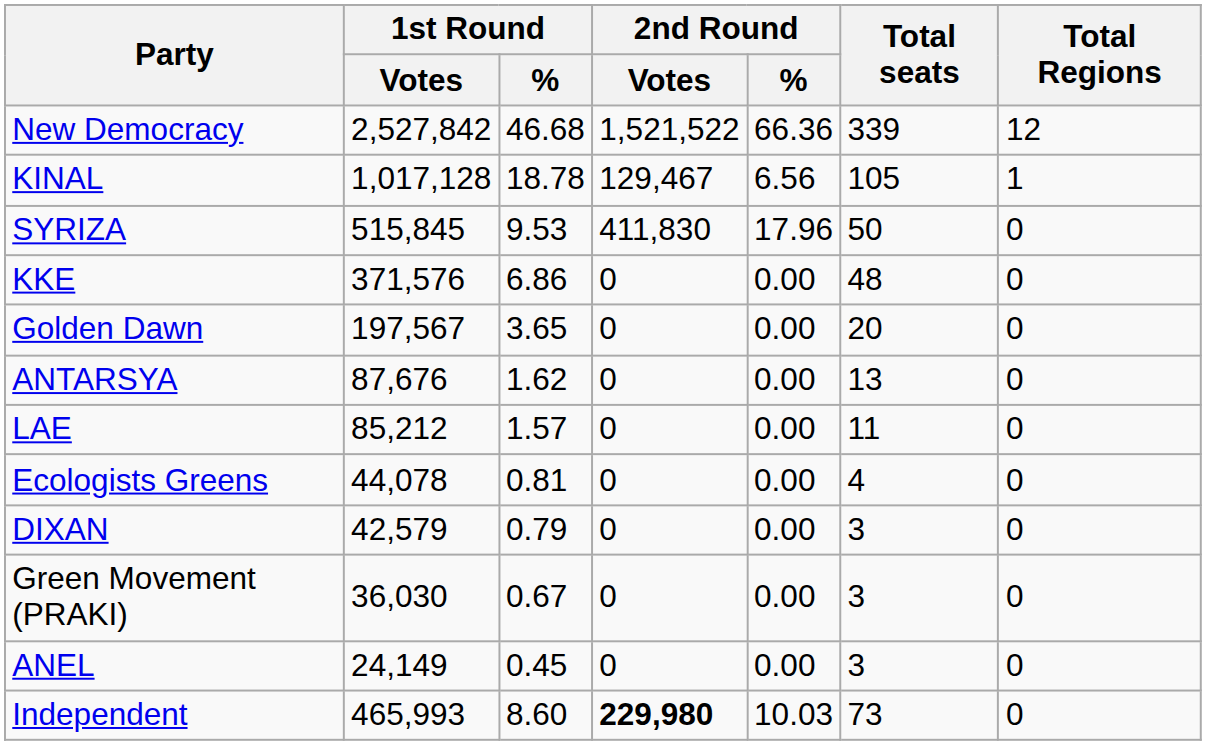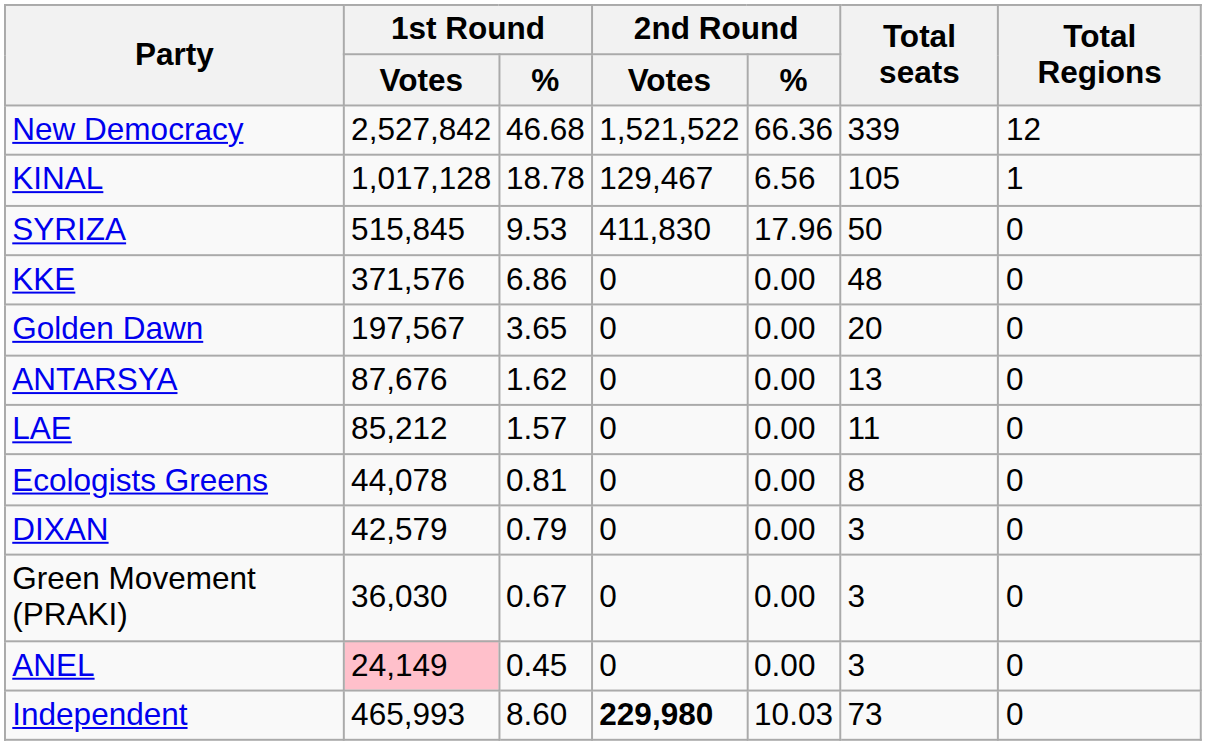(856, 479) 4 -> (856, 479) 8
(399, 664) no background -> (399, 664) pink background
